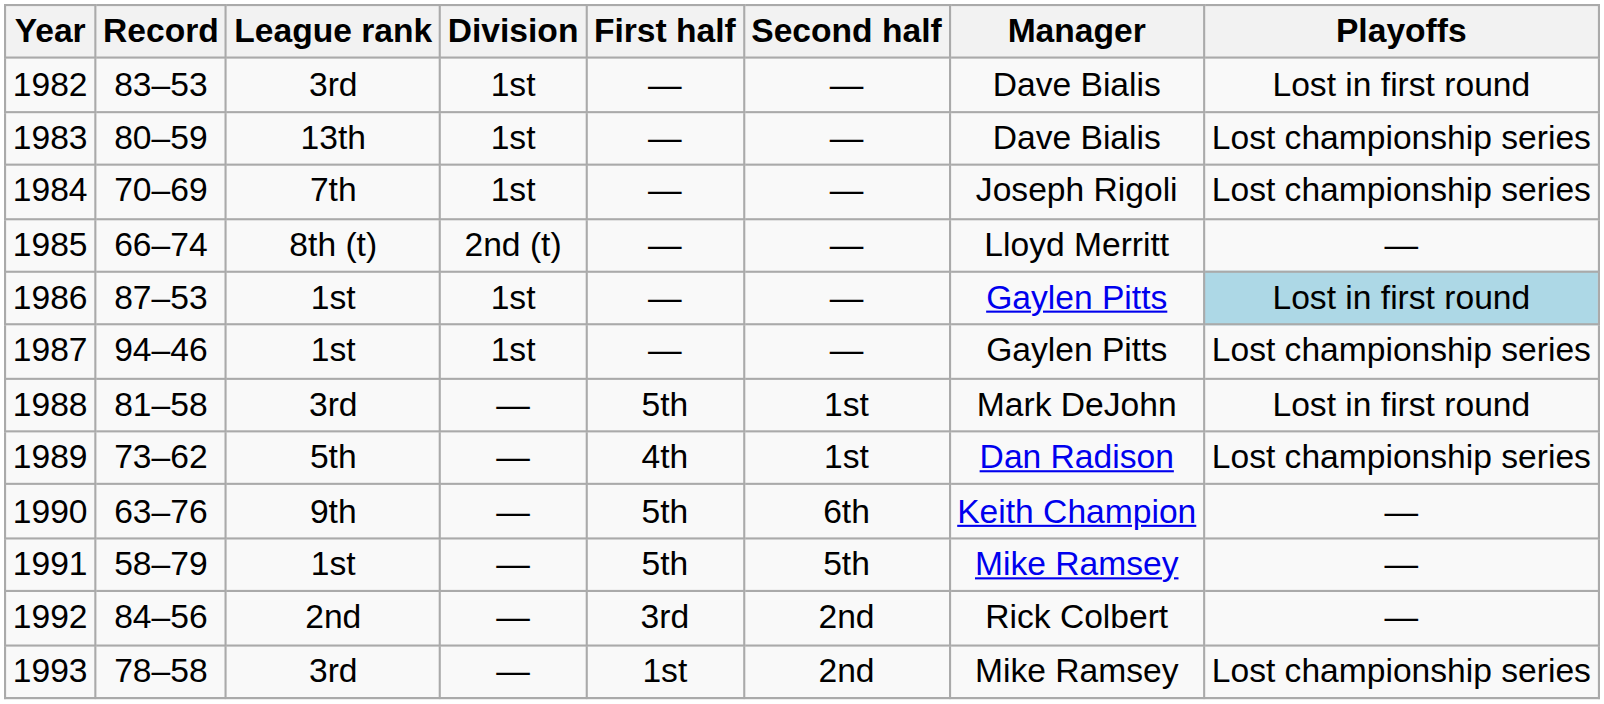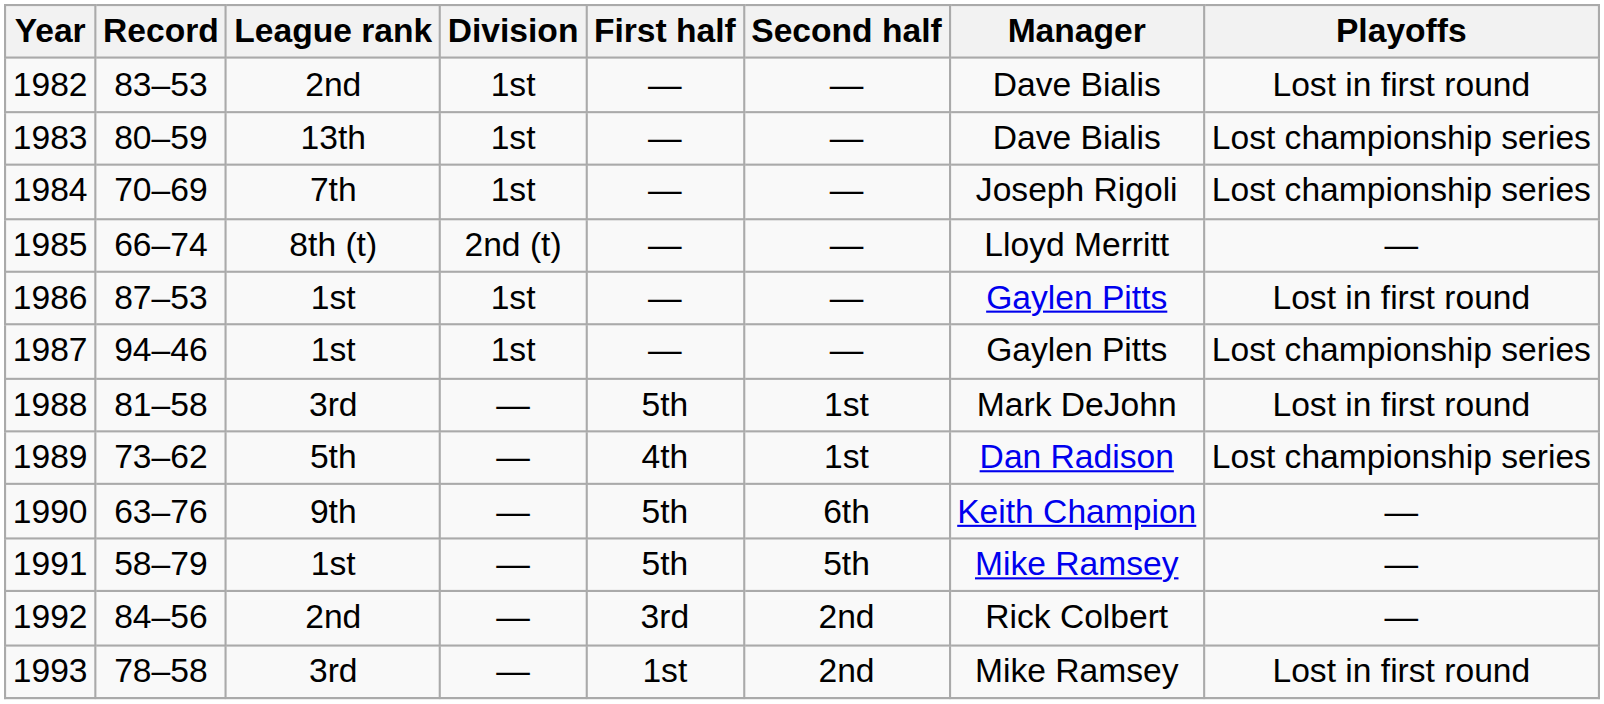(333, 84) 3rd -> (333, 84) 2nd
(1401, 297) lightblue background -> (1401, 297) no background
(1401, 670) Lost championship series -> (1401, 670) Lost in first round
